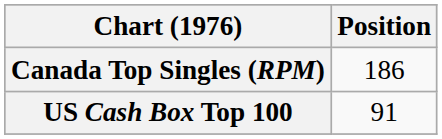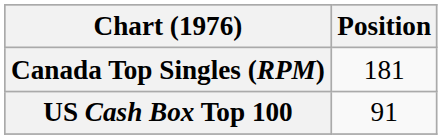(384, 69) 186 -> (384, 69) 181
